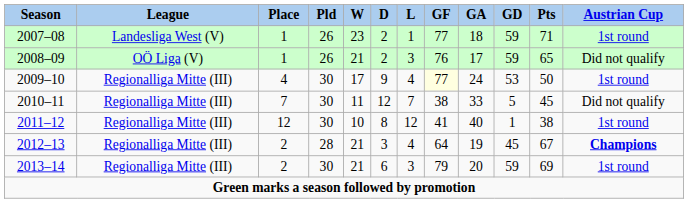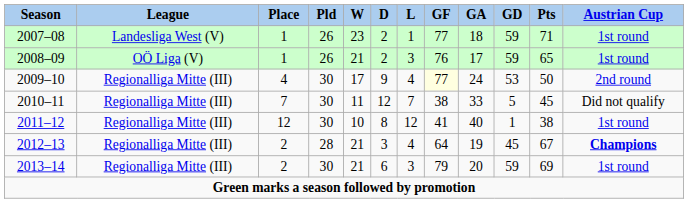(623, 58) Did not qualify -> (623, 58) 1st round
(623, 79) 1st round -> (623, 79) 2nd round
